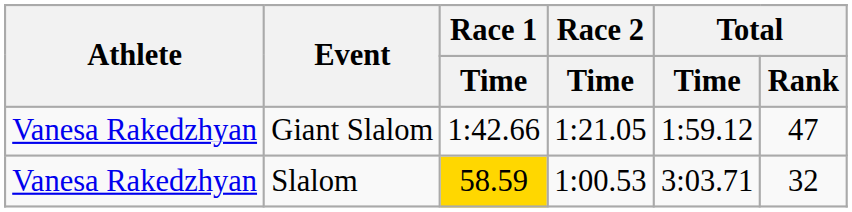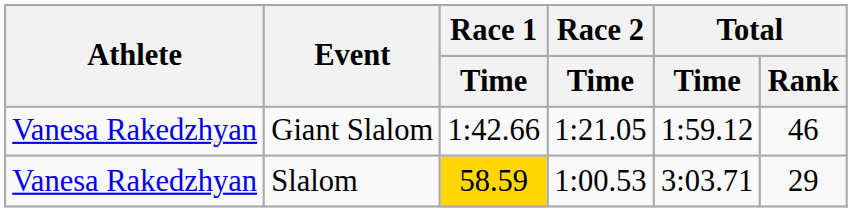(803, 130) 47 -> (803, 130) 46
(803, 181) 32 -> (803, 181) 29
